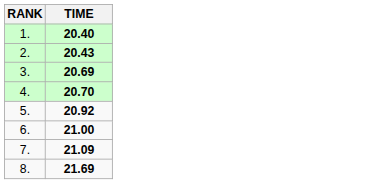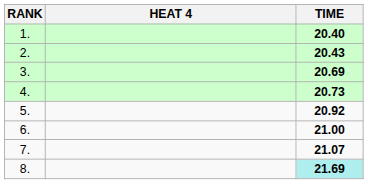+ column: (171, 14)
(79, 92) 20.70 -> (330, 92) 20.73
(79, 150) 21.09 -> (330, 150) 21.07
(79, 169) no background -> (330, 169) paleturquoise background
